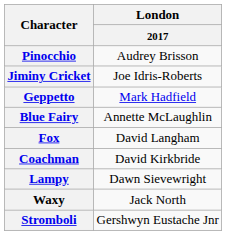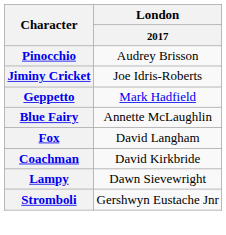- row: (49, 199)
